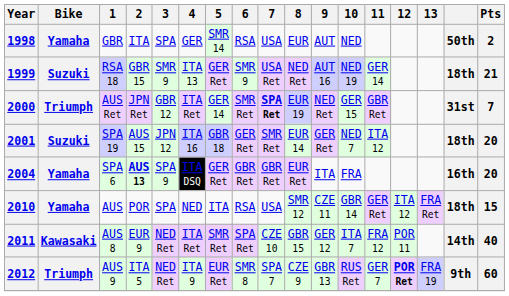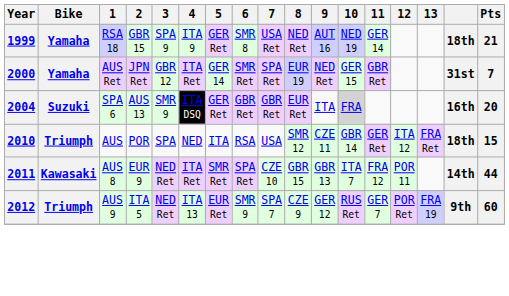- row: (21, 40)
(69, 74) Suzuki -> (69, 40) Yamaha
(166, 73) SMR 9 -> (166, 40) SPA 9
(192, 73) ITA 13 -> (192, 40) ITA 9
(245, 73) SMR 9 -> (245, 40) SMR 8
(69, 107) Triumph -> (69, 74) Yamaha
(272, 107) bold -> (272, 73) normal
- row: (21, 140)
(69, 174) Yamaha -> (69, 107) Suzuki
(139, 174) bold -> (139, 106) normal
(166, 173) SPA 9 -> (166, 106) SMR 9
(351, 174) no background -> (351, 107) lightgrey background
(69, 207) Yamaha -> (69, 140) Triumph
(325, 240) GER 12 -> (325, 173) GBR 13
(491, 240) 40 -> (491, 174) 44
(192, 273) ITA 9 -> (192, 206) ITA 13
(245, 273) SMR 8 -> (245, 206) SMR 9
(325, 273) GBR 13 -> (325, 206) GER 12
(404, 274) bold -> (404, 206) normal
